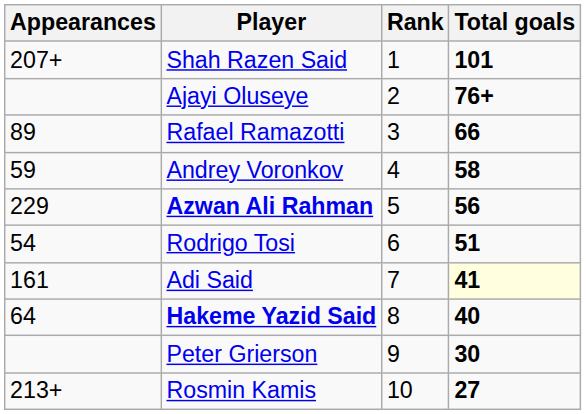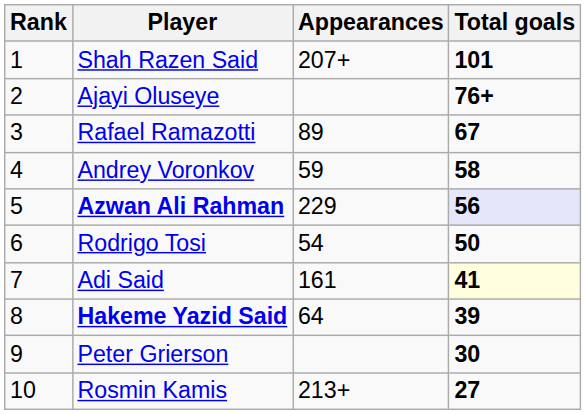columns swapped: (415, 22) <-> (83, 22)
(467, 133) 66 -> (467, 133) 67
(467, 206) no background -> (467, 206) lavender background
(467, 243) 51 -> (467, 243) 50
(467, 317) 40 -> (467, 317) 39
